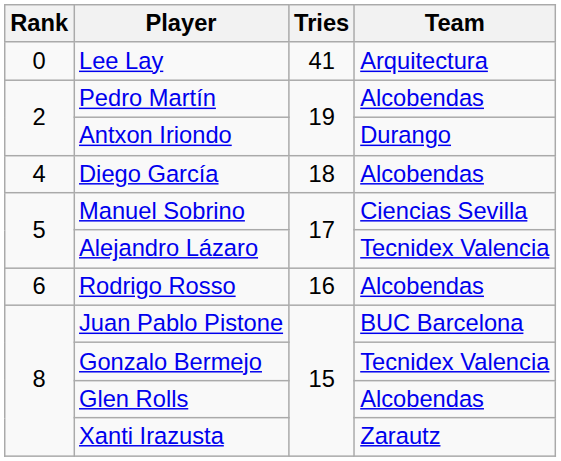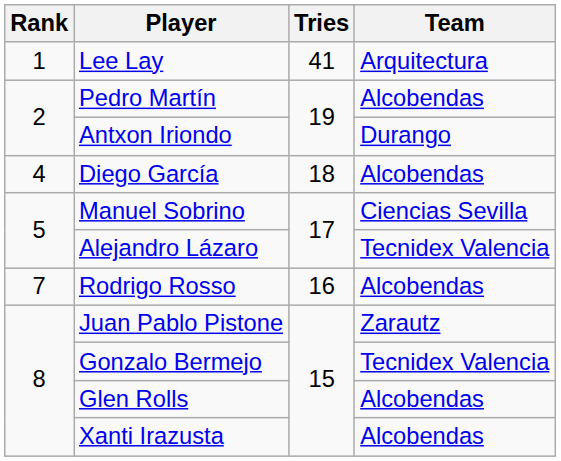(39, 60) 0 -> (39, 60) 1
(39, 286) 6 -> (39, 286) 7
(442, 323) BUC Barcelona -> (400, 323) Zarautz
(400, 436) Zarautz -> (422, 436) Alcobendas
